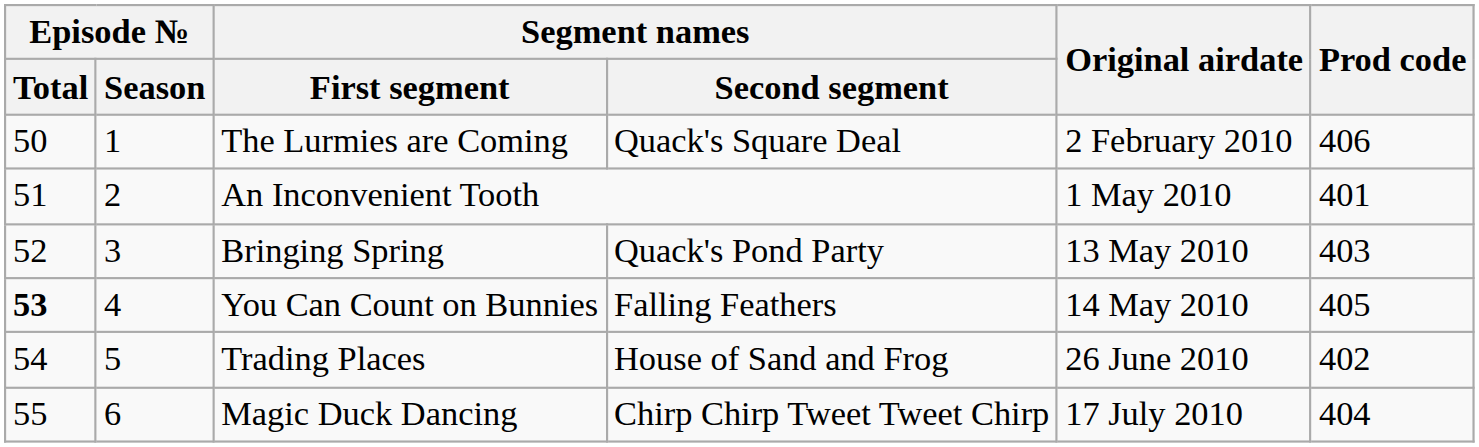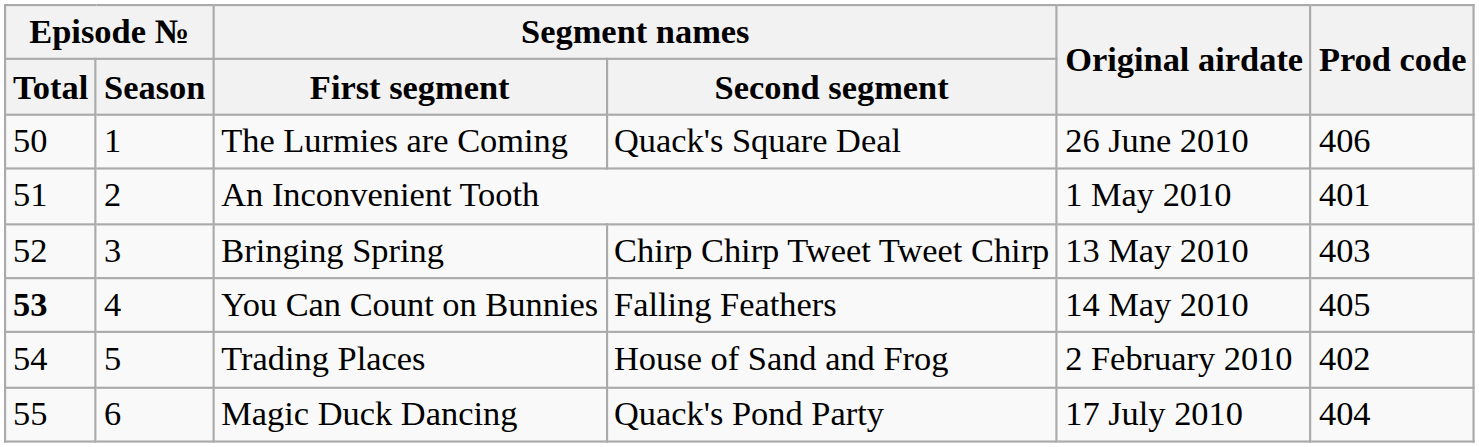(1179, 140) 2 February 2010 -> (1157, 140) 26 June 2010
(749, 250) Quack's Pond Party -> (832, 250) Chirp Chirp Tweet Tweet Chirp
(1157, 359) 26 June 2010 -> (1179, 359) 2 February 2010
(832, 413) Chirp Chirp Tweet Tweet Chirp -> (749, 413) Quack's Pond Party
